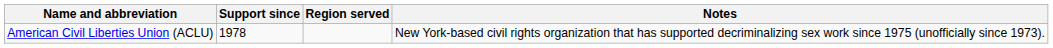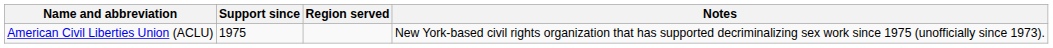(232, 33) 1978 -> (232, 33) 1975
